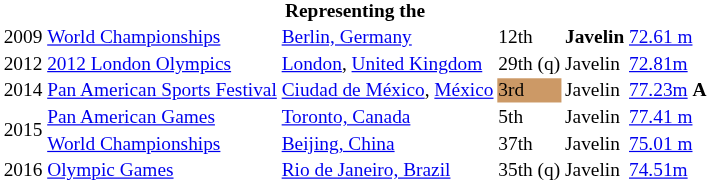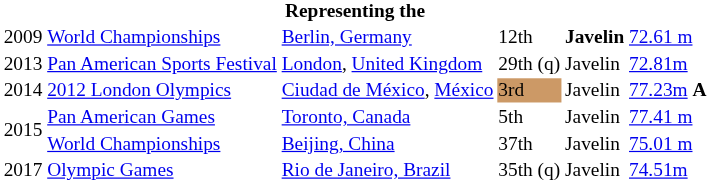(23, 63) 2012 -> (23, 63) 2013
(139, 63) 2012 London Olympics -> (162, 63) Pan American Sports Festival
(162, 90) Pan American Sports Festival -> (139, 90) 2012 London Olympics
(23, 170) 2016 -> (23, 170) 2017
